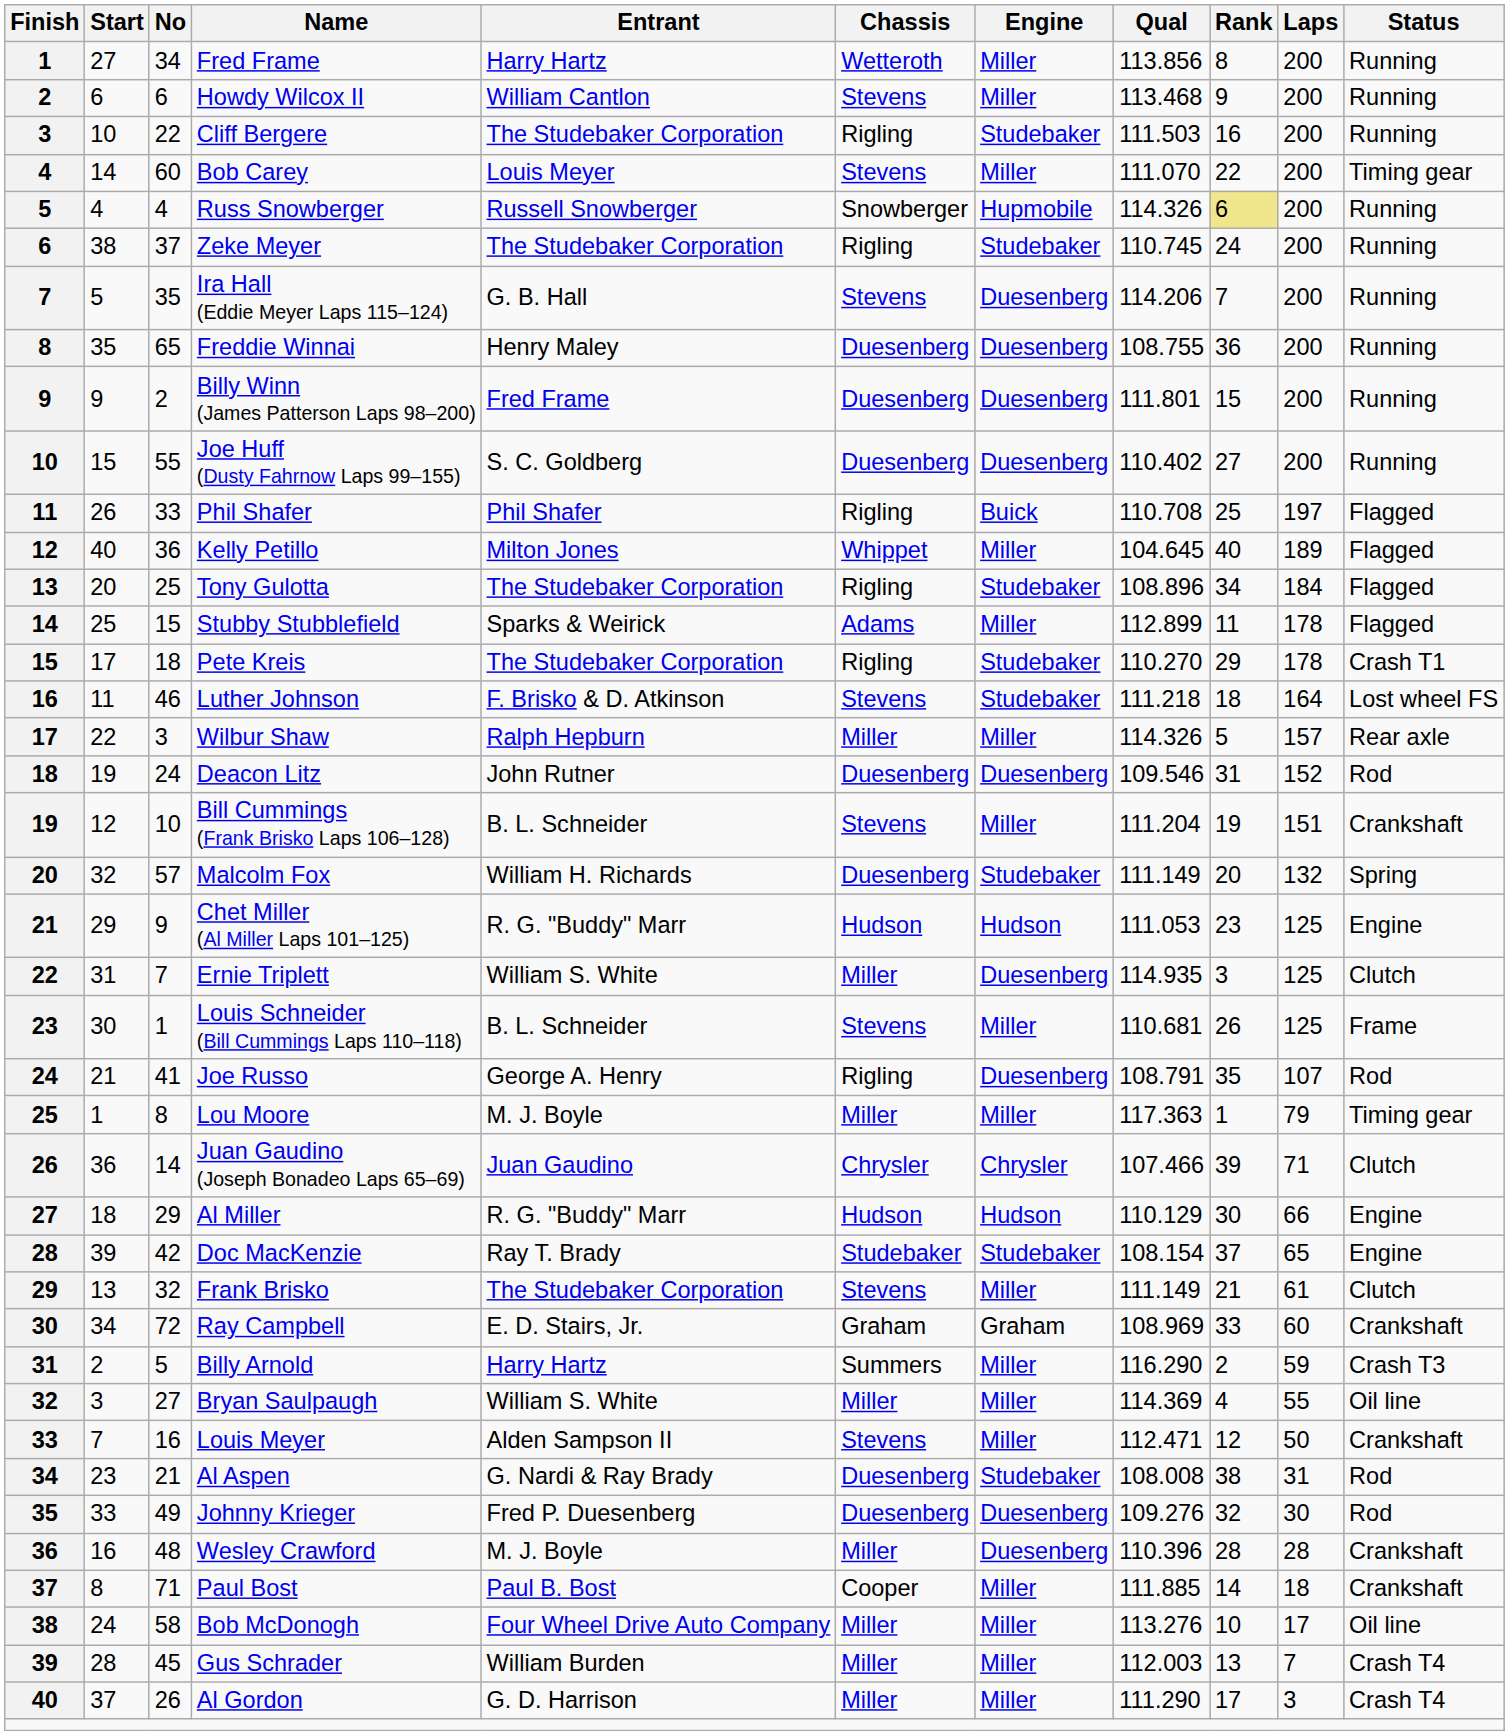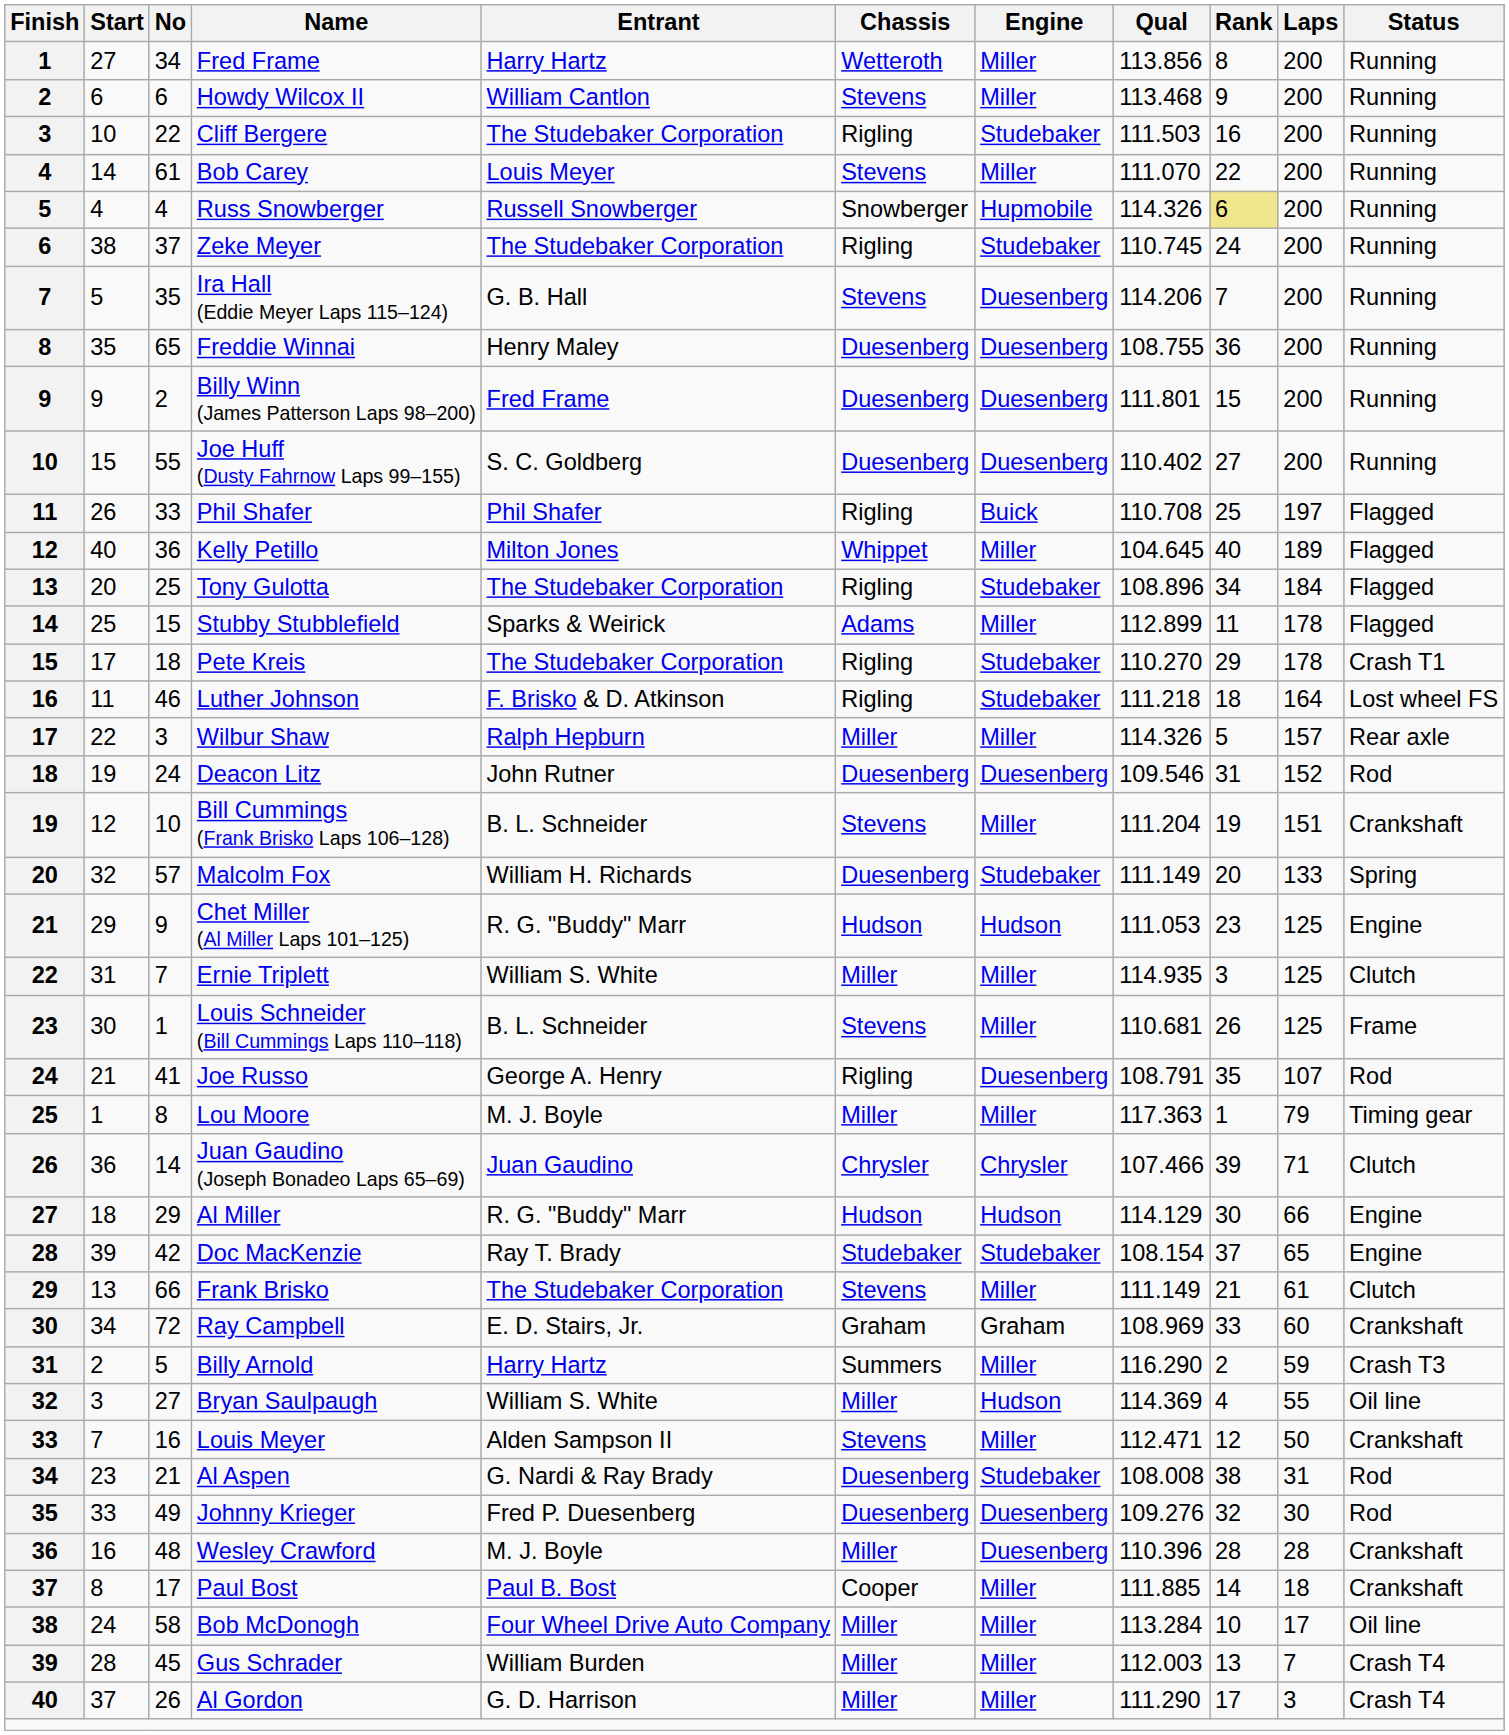(168, 172) 60 -> (168, 172) 61
(1411, 172) Timing gear -> (1393, 172) Running
(884, 699) Stevens -> (877, 699) Rigling
(1303, 875) 132 -> (1303, 875) 133
(1044, 976) Duesenberg -> (1008, 976) Miller
(1161, 1215) 110.129 -> (1161, 1215) 114.129
(168, 1290) 32 -> (168, 1290) 66
(1008, 1402) Miller -> (1021, 1402) Hudson
(168, 1588) 71 -> (168, 1588) 17
(1161, 1625) 113.276 -> (1161, 1625) 113.284
